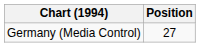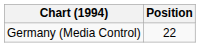(169, 32) 27 -> (169, 32) 22
